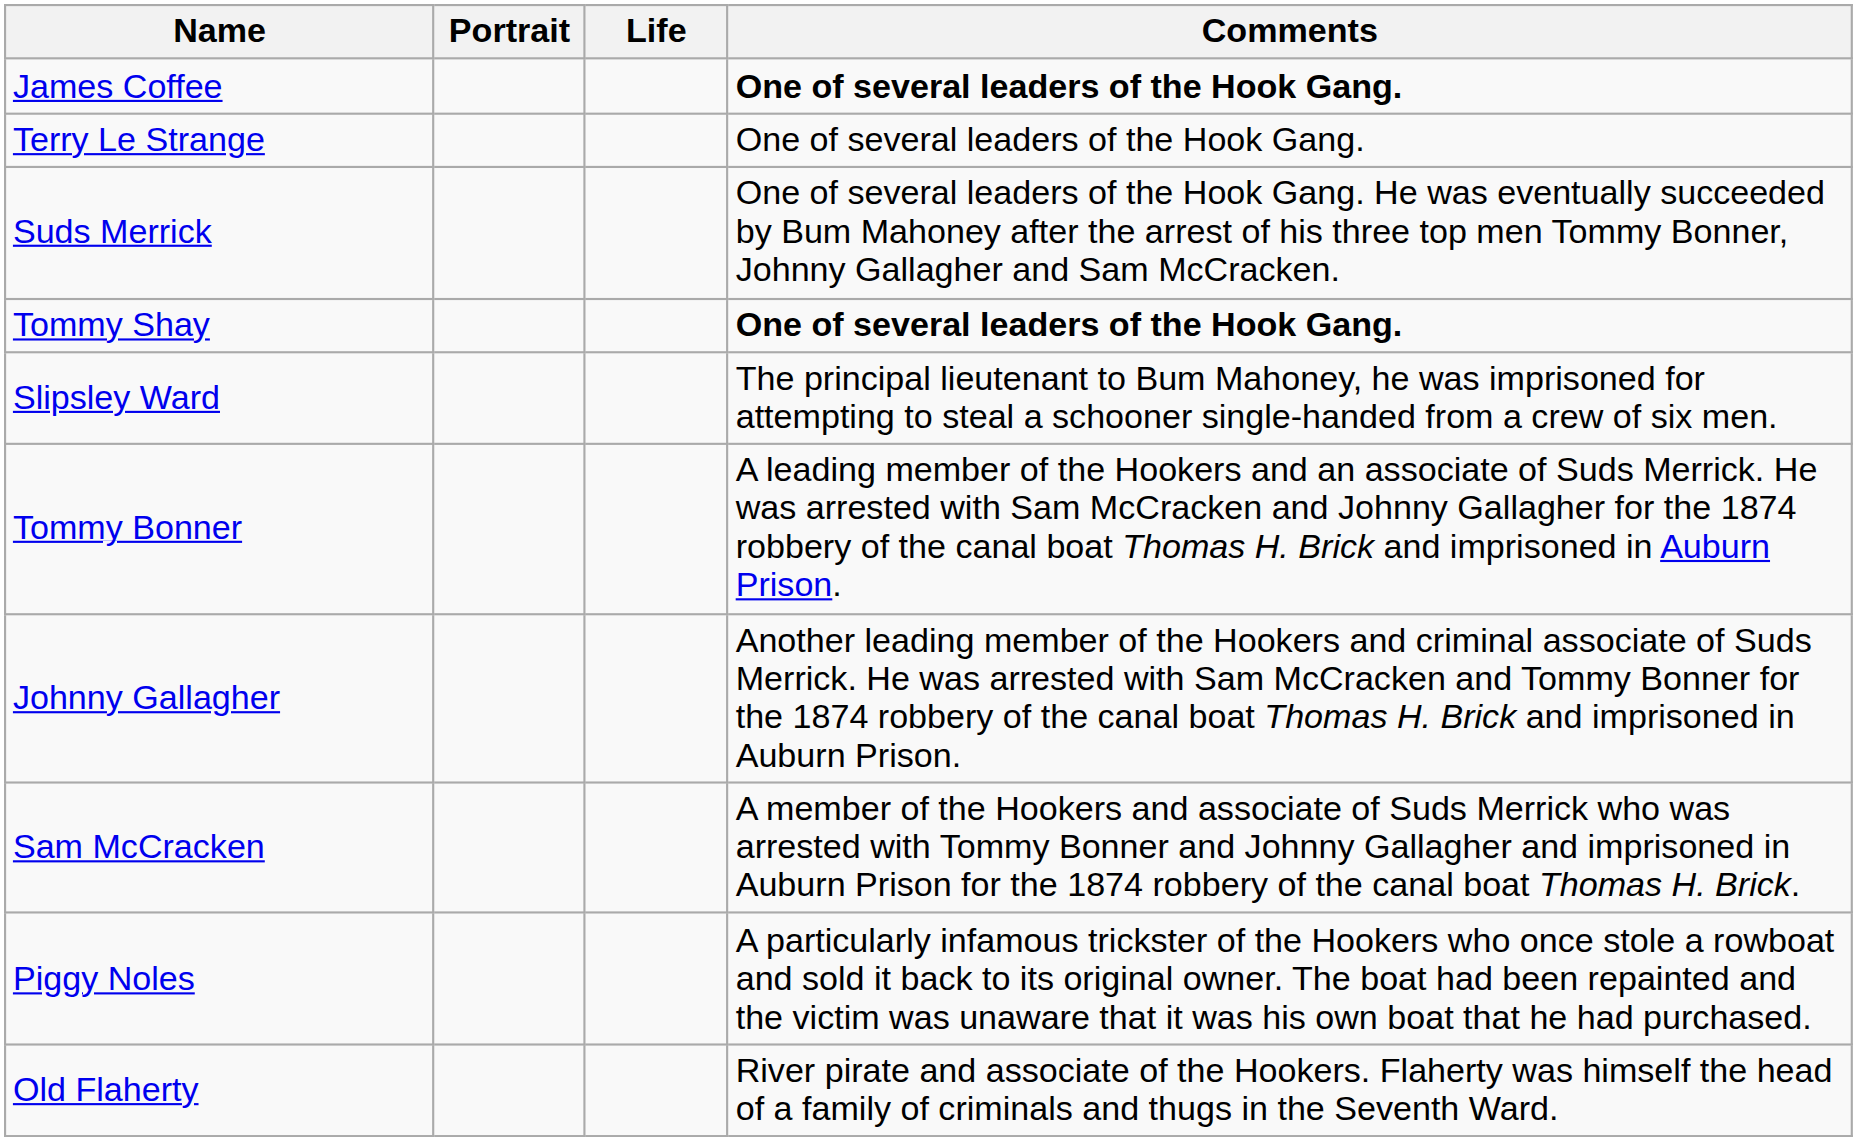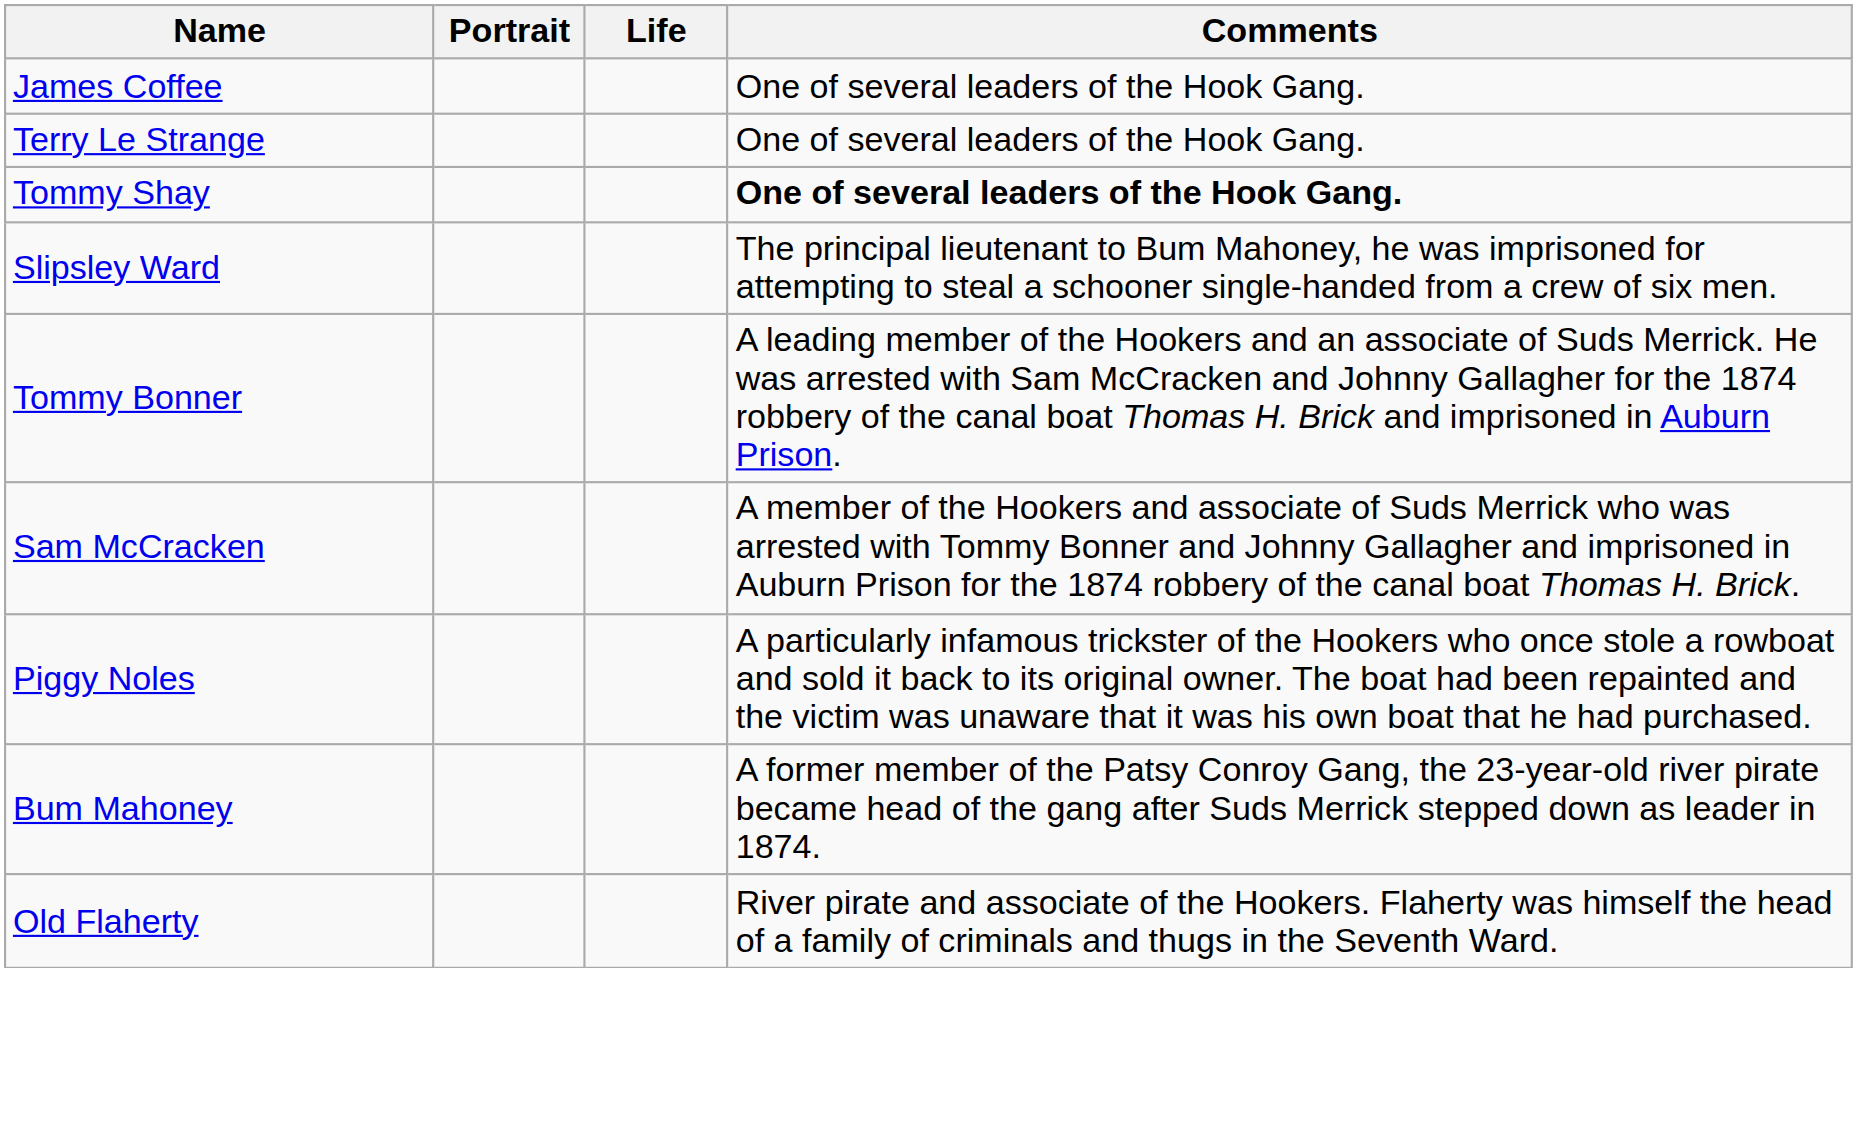(1069, 85) bold -> (1050, 85) normal
- row: (112, 232)
- row: (146, 697)
+ row: (123, 808)
